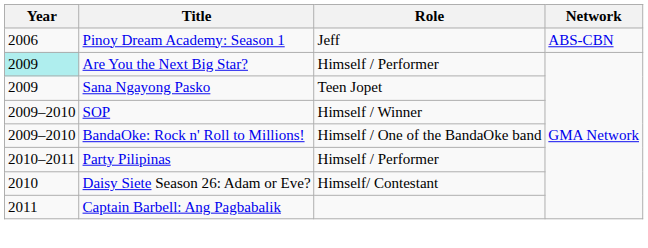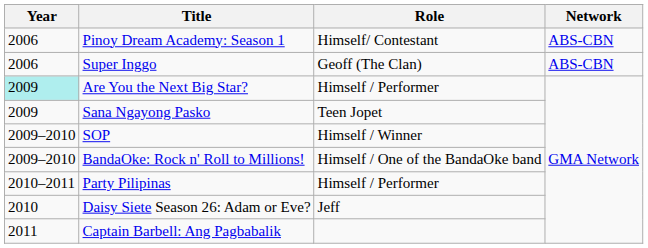(329, 40) Jeff -> (378, 40) Himself/ Contestant
+ row: (120, 64)
(378, 183) Himself/ Contestant -> (329, 207) Jeff
